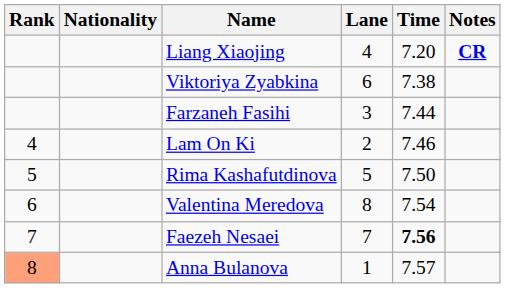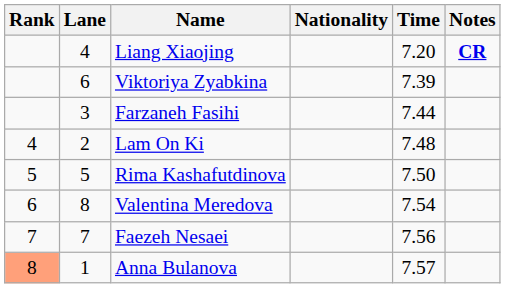columns swapped: (367, 19) <-> (110, 19)
(419, 81) 7.38 -> (419, 81) 7.39
(419, 143) 7.46 -> (419, 143) 7.48
(419, 236) bold -> (419, 236) normal
